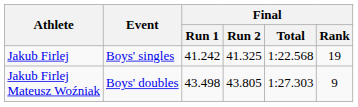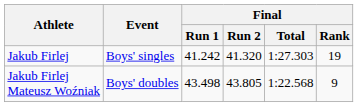(244, 55) 41.325 -> (244, 55) 41.320
(291, 55) 1:22.568 -> (291, 55) 1:27.303
(291, 83) 1:27.303 -> (291, 83) 1:22.568
